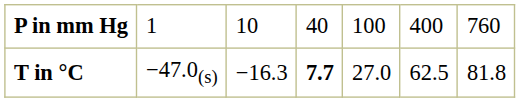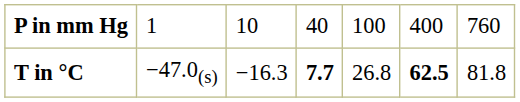(372, 72) 27.0 -> (372, 72) 26.8
(429, 72) normal -> (429, 72) bold
